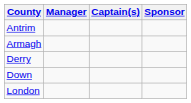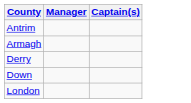- column: (164, 12)
